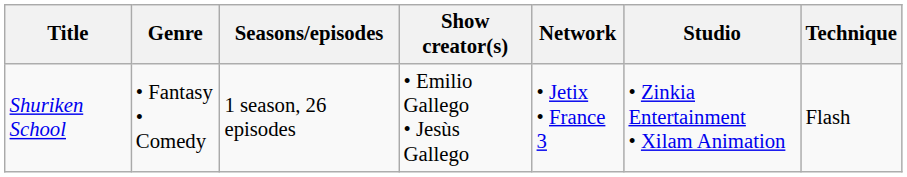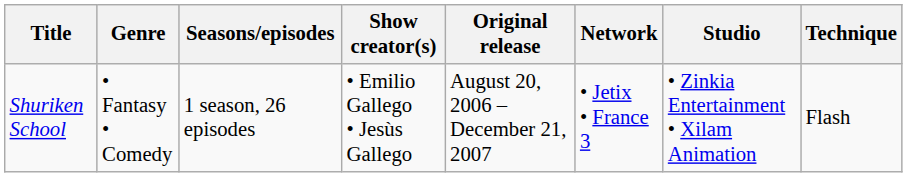+ column: (510, 34)
